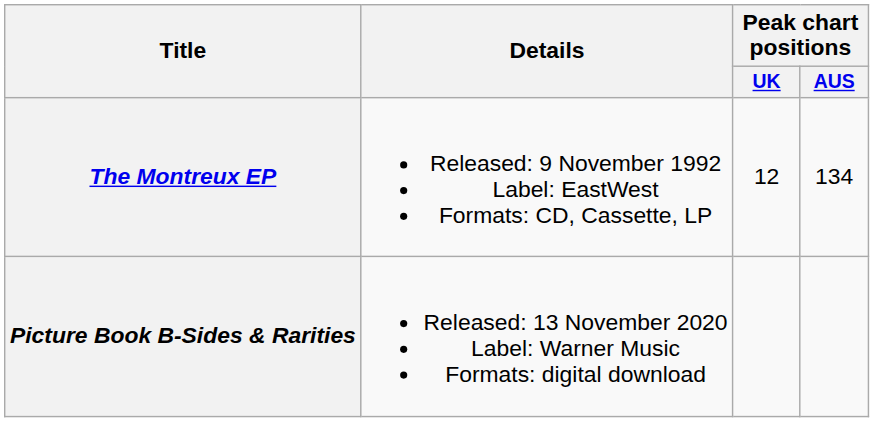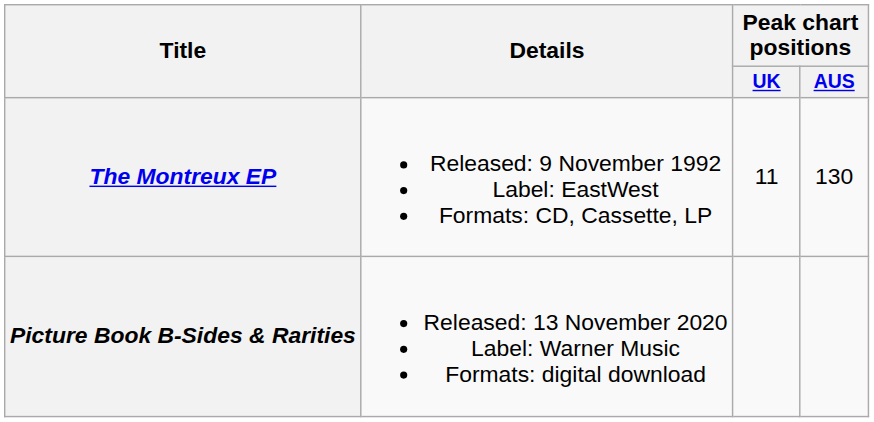(767, 176) 12 -> (767, 176) 11
(834, 176) 134 -> (834, 176) 130
